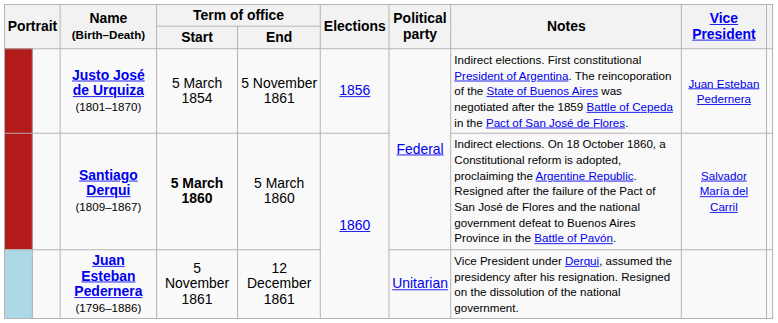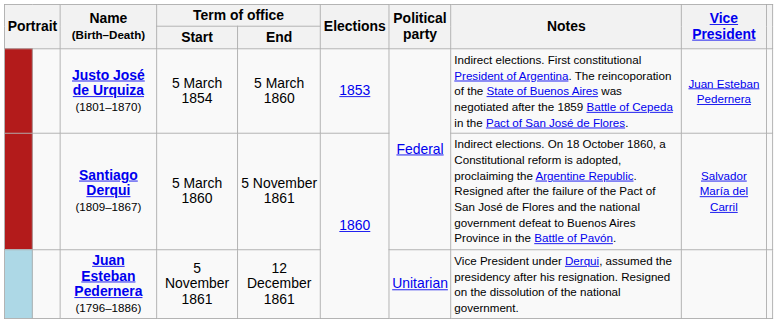(279, 91) 5 November 1861 -> (279, 91) 5 March 1860
(355, 91) 1856 -> (355, 91) 1853
(197, 191) bold -> (197, 191) normal
(279, 191) 5 March 1860 -> (279, 191) 5 November 1861
